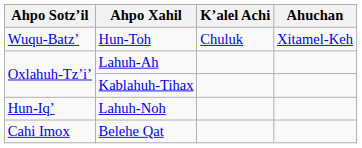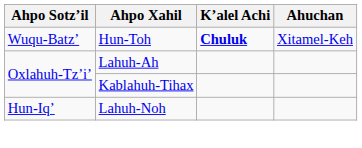(222, 39) normal -> (224, 39) bold
- row: (131, 131)
